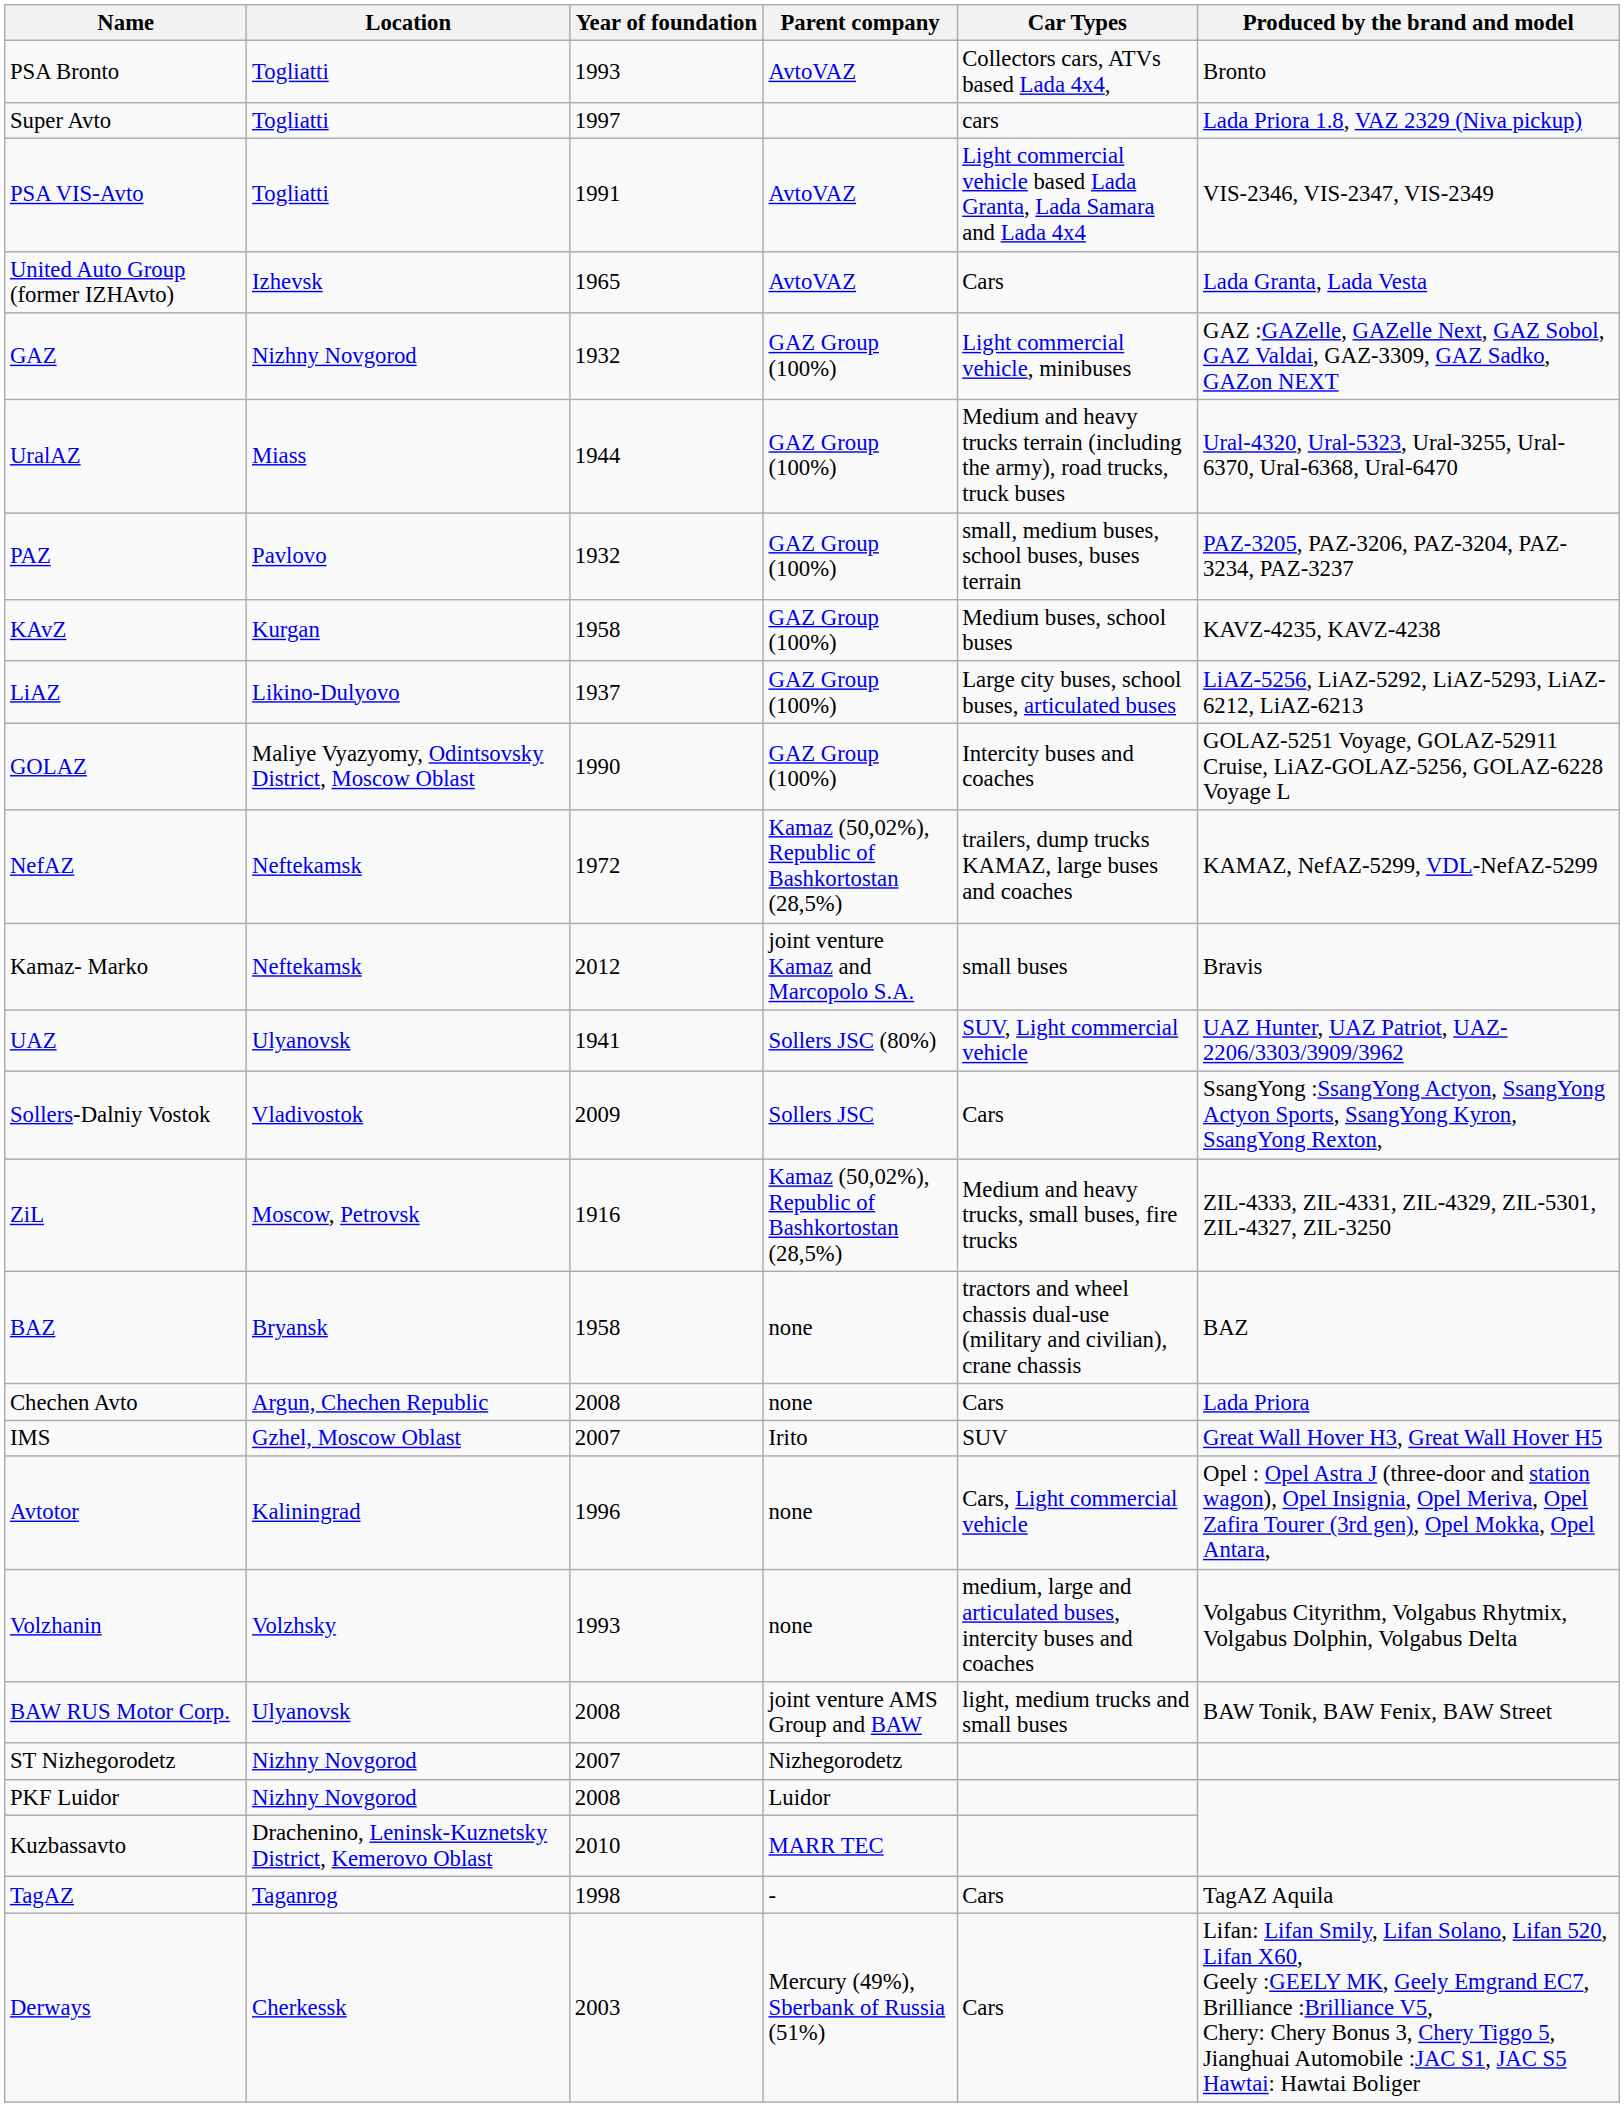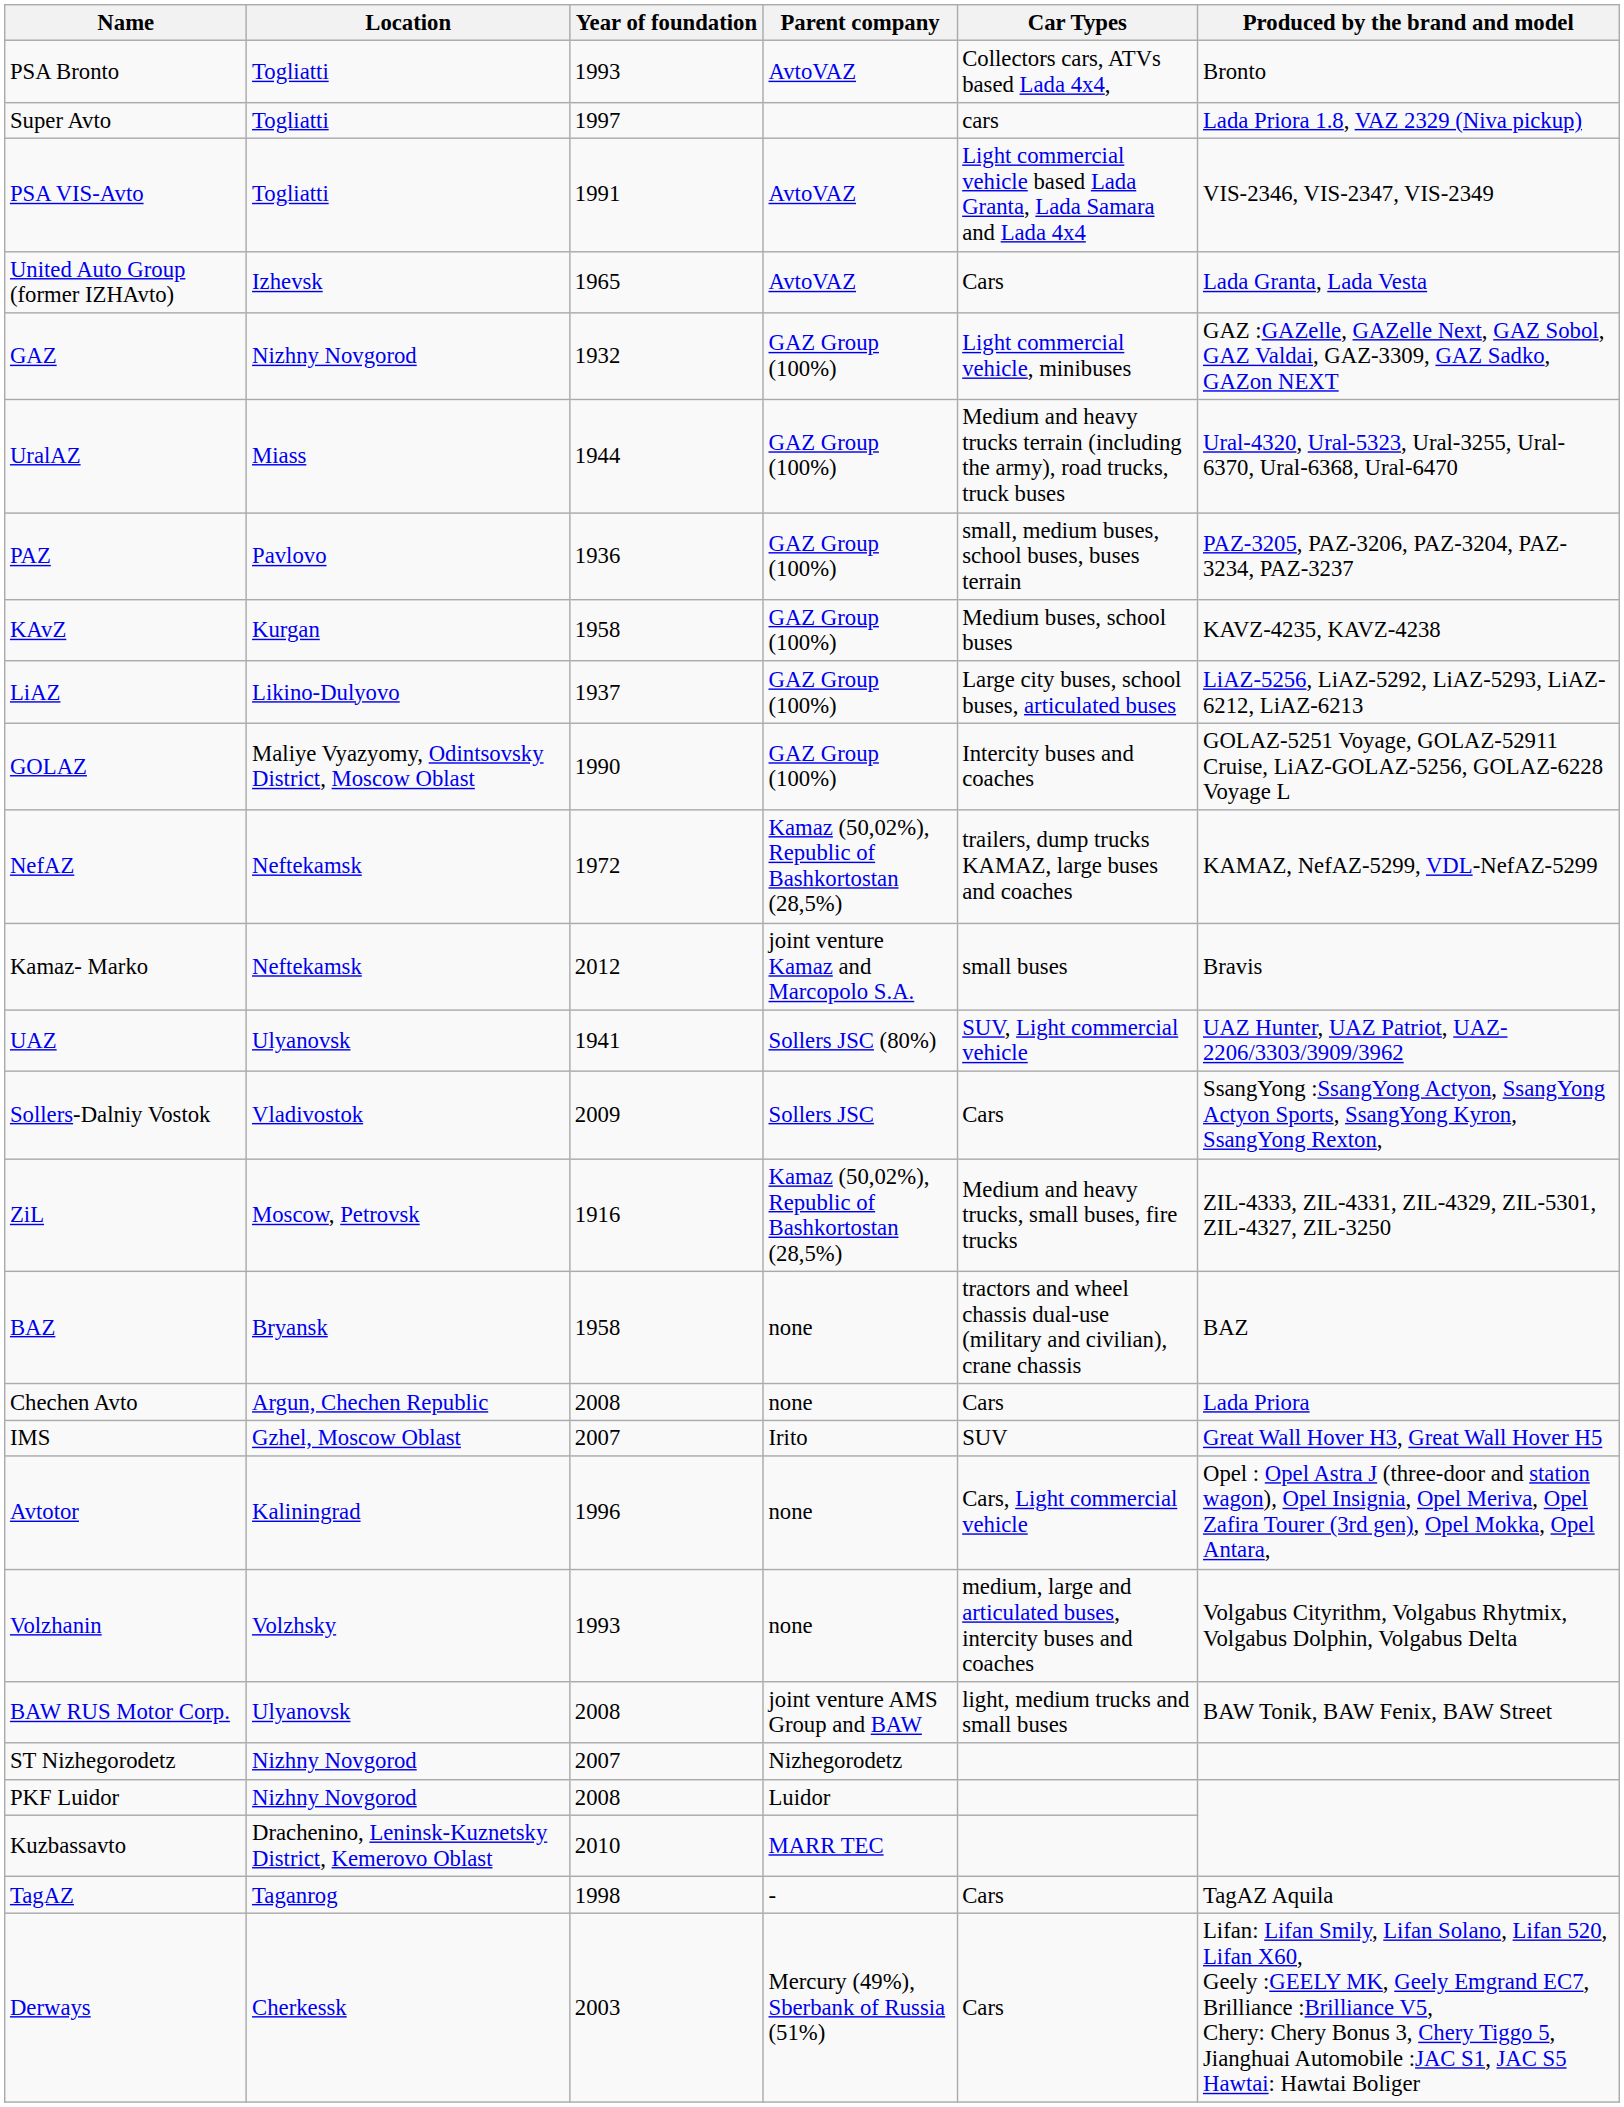(598, 555) 1932 -> (598, 555) 1936
